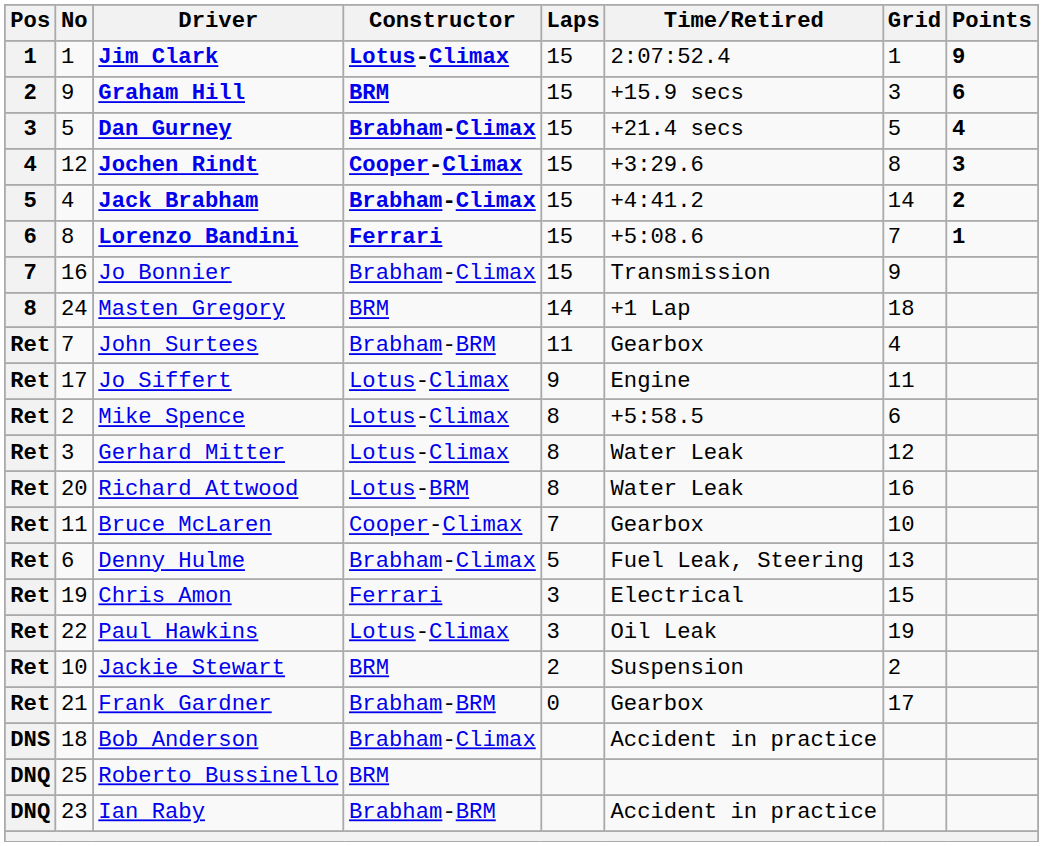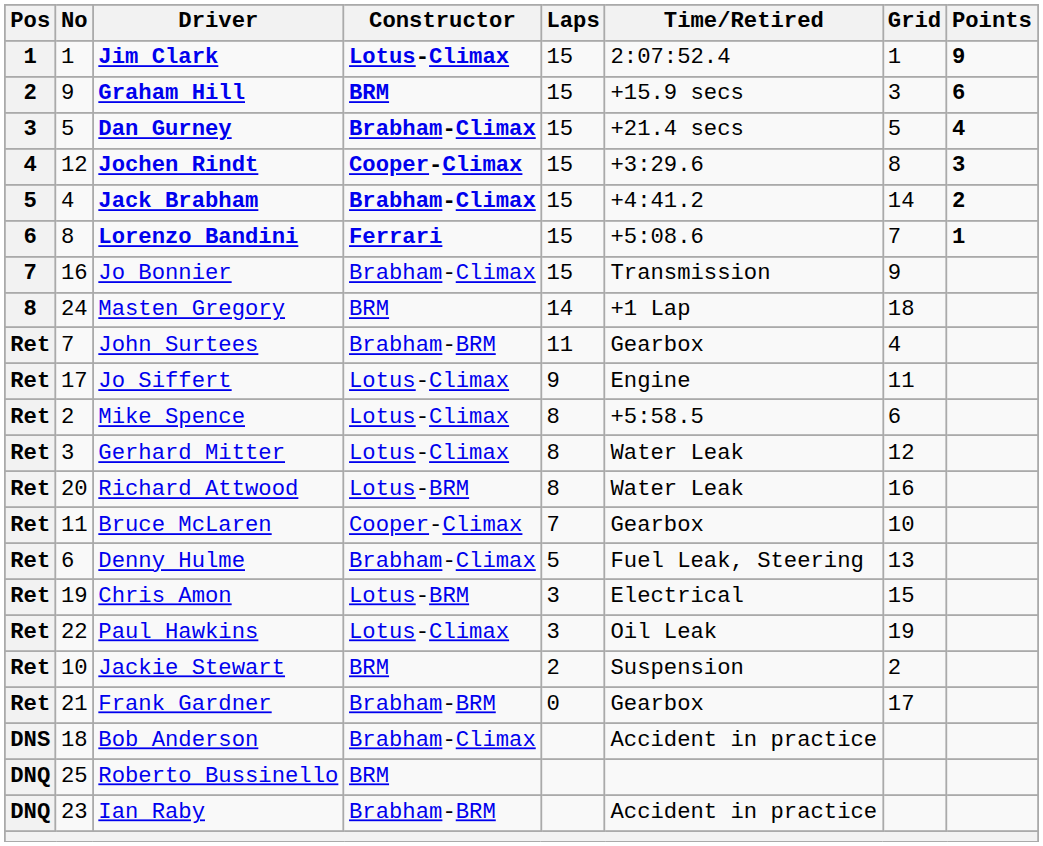(396, 597) Ferrari -> (409, 597) Lotus-BRM
